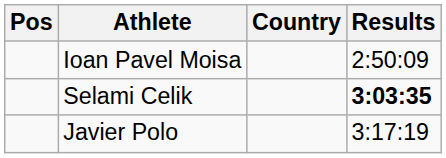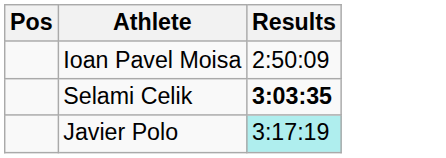- column: (296, 22)
(390, 133) no background -> (291, 133) paleturquoise background
